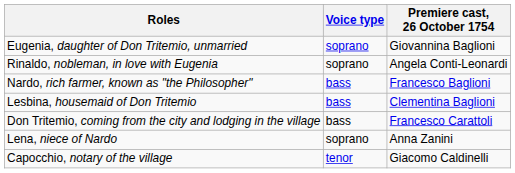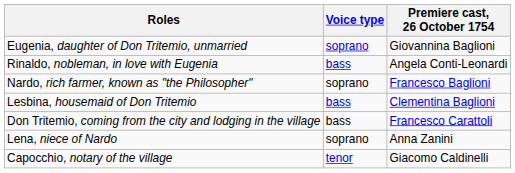(347, 64) soprano -> (338, 64) bass
(338, 83) bass -> (347, 83) soprano
